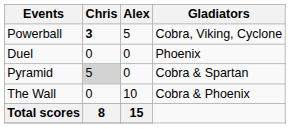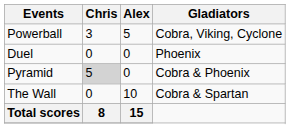(89, 34) bold -> (89, 34) normal
(202, 73) Cobra & Spartan -> (203, 73) Cobra & Phoenix
(203, 93) Cobra & Phoenix -> (202, 93) Cobra & Spartan
